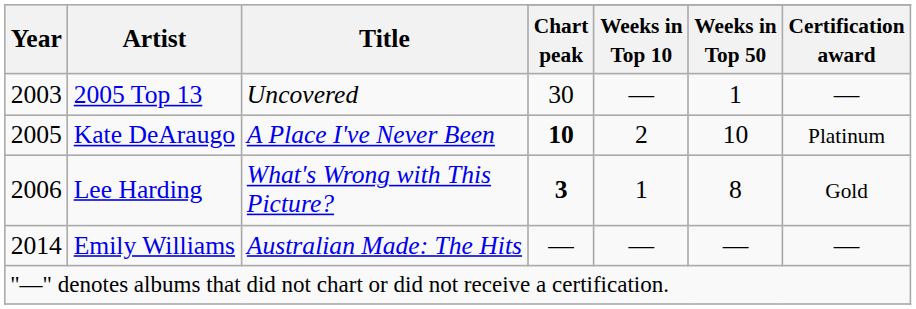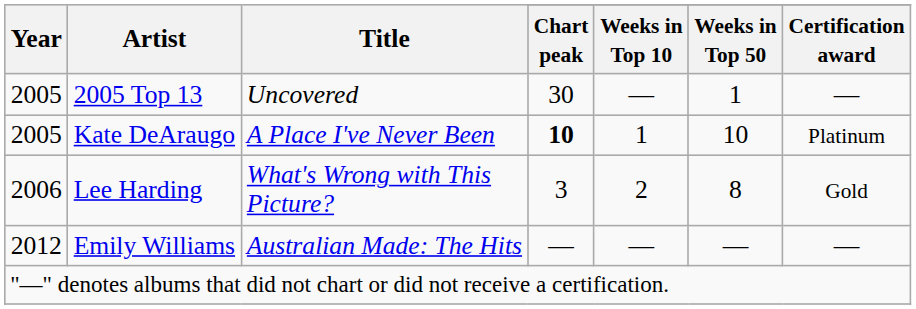(36, 94) 2003 -> (36, 94) 2005
(641, 134) 2 -> (641, 134) 1
(561, 189) bold -> (561, 189) normal
(641, 189) 1 -> (641, 189) 2
(36, 244) 2014 -> (36, 244) 2012
